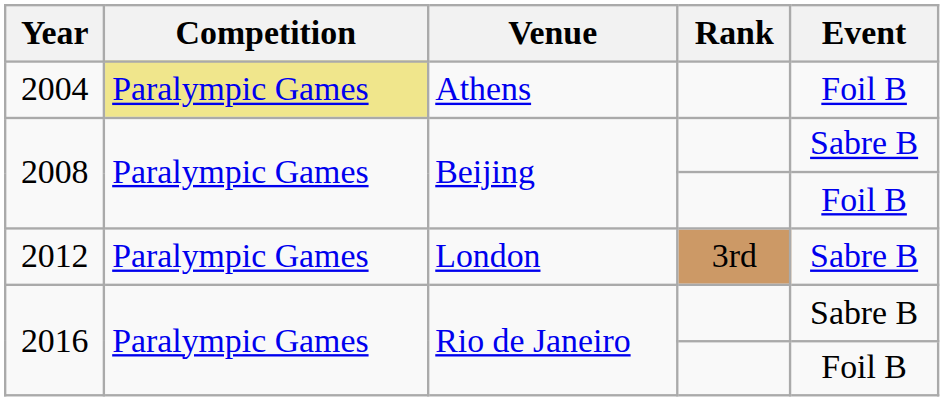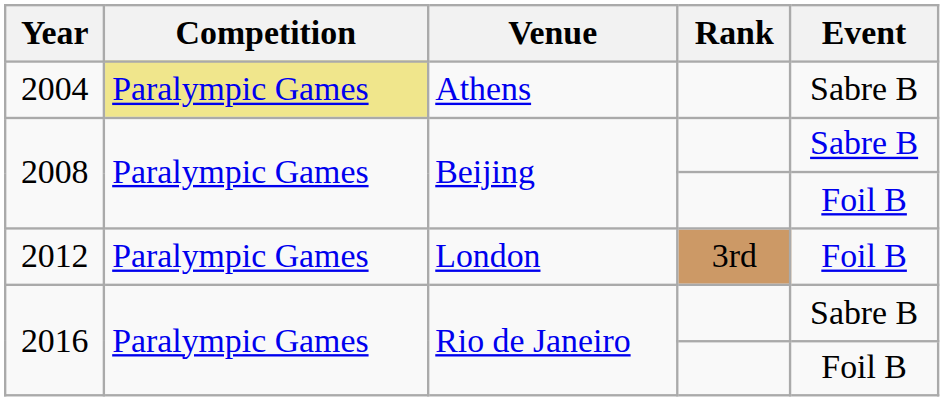(864, 88) Foil B -> (864, 88) Sabre B
(864, 256) Sabre B -> (864, 256) Foil B
